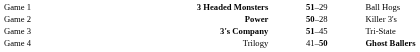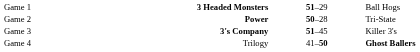(381, 19) Killer 3's -> (381, 19) Tri-State
(381, 31) Tri-State -> (381, 31) Killer 3's
